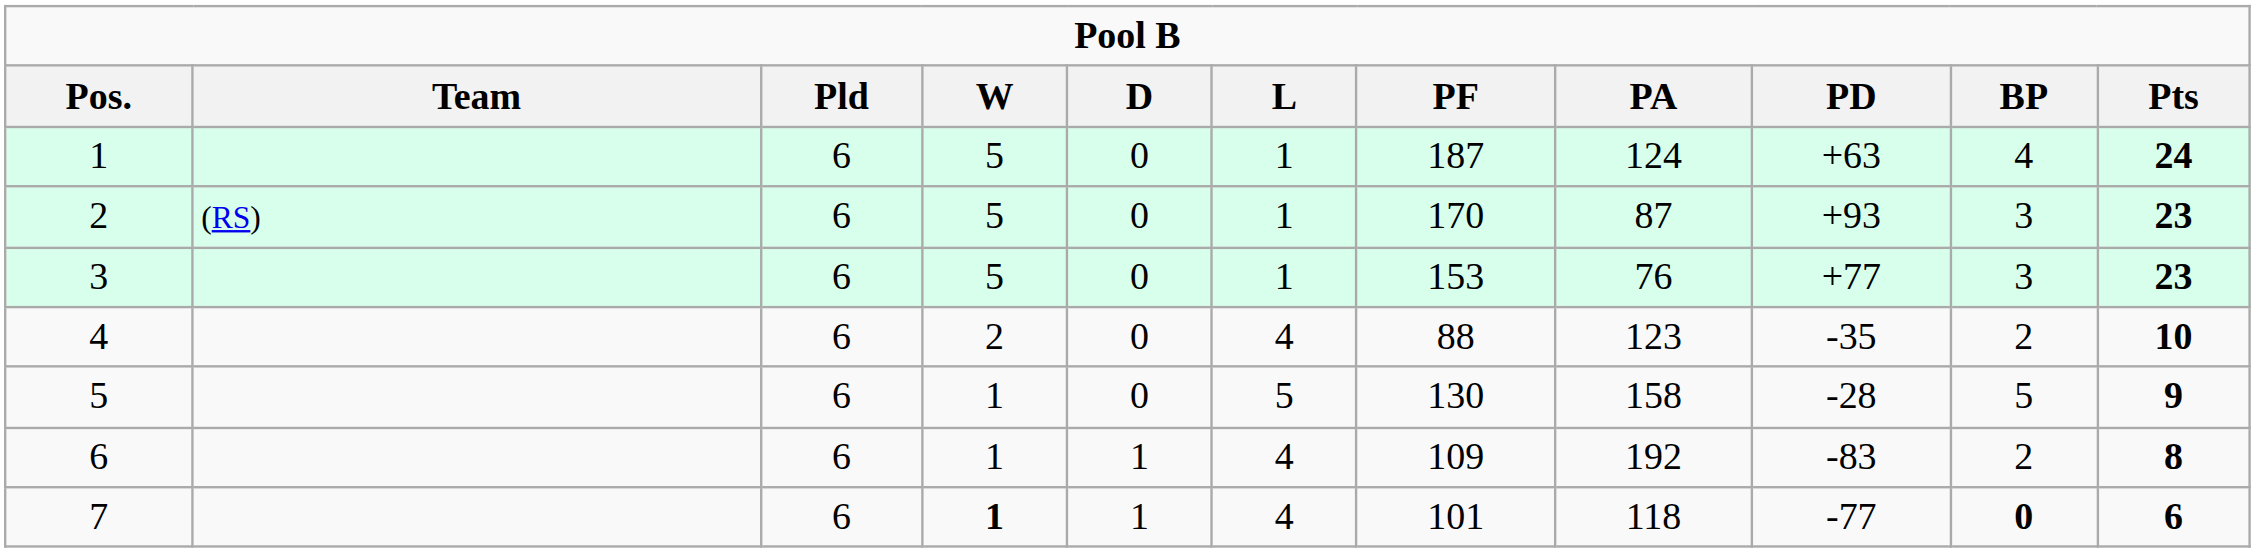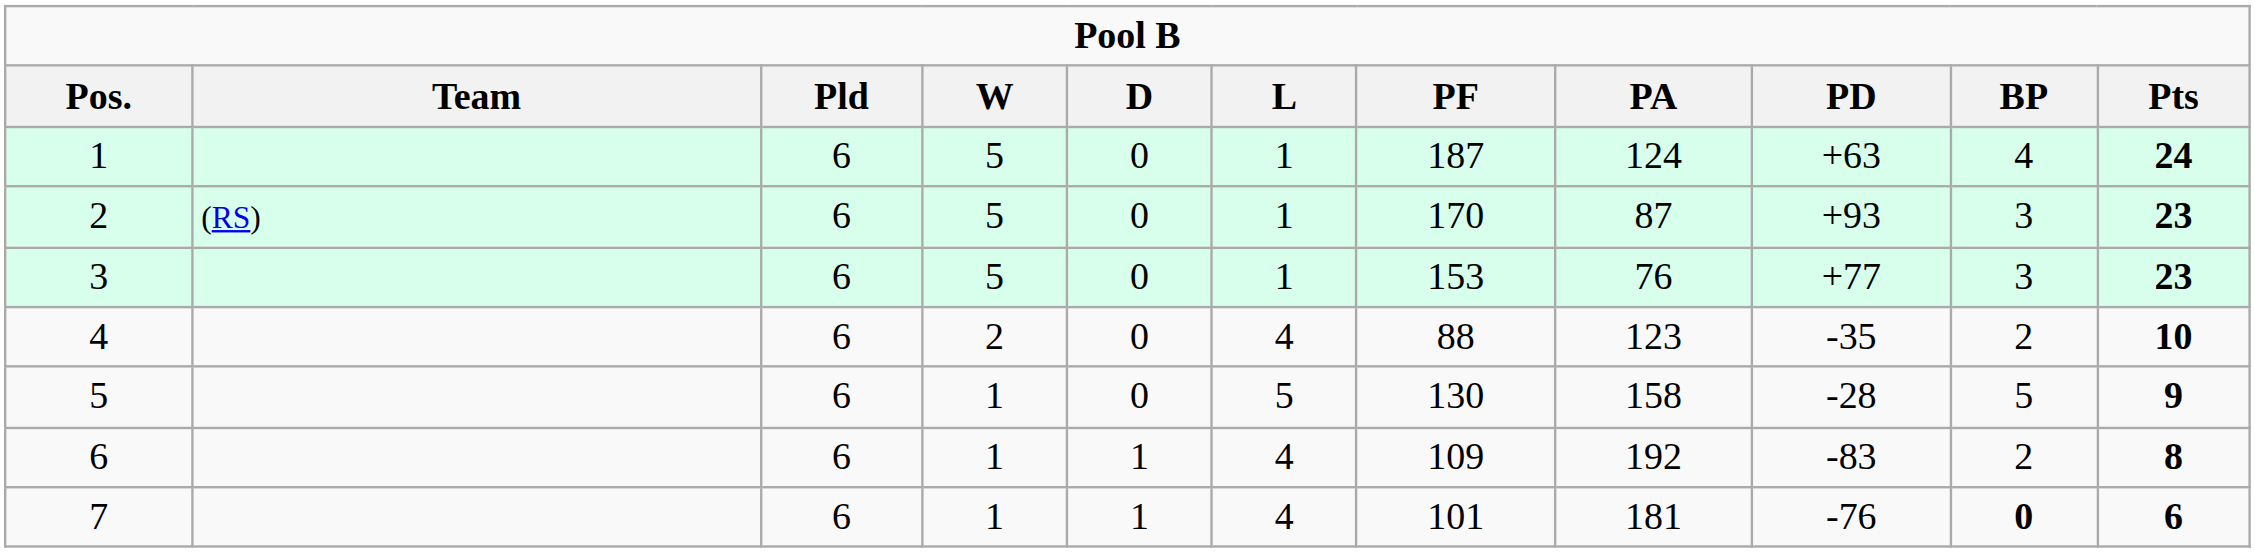(995, 516) bold -> (995, 516) normal
(1653, 516) 118 -> (1653, 516) 181
(1851, 516) -77 -> (1851, 516) -76
